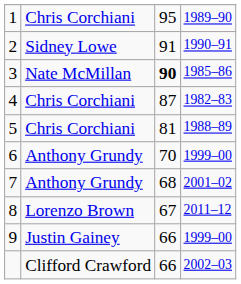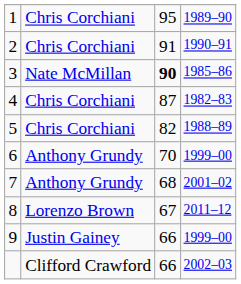(71, 45) Sidney Lowe -> (80, 45) Chris Corchiani
(168, 127) 81 -> (168, 127) 82
